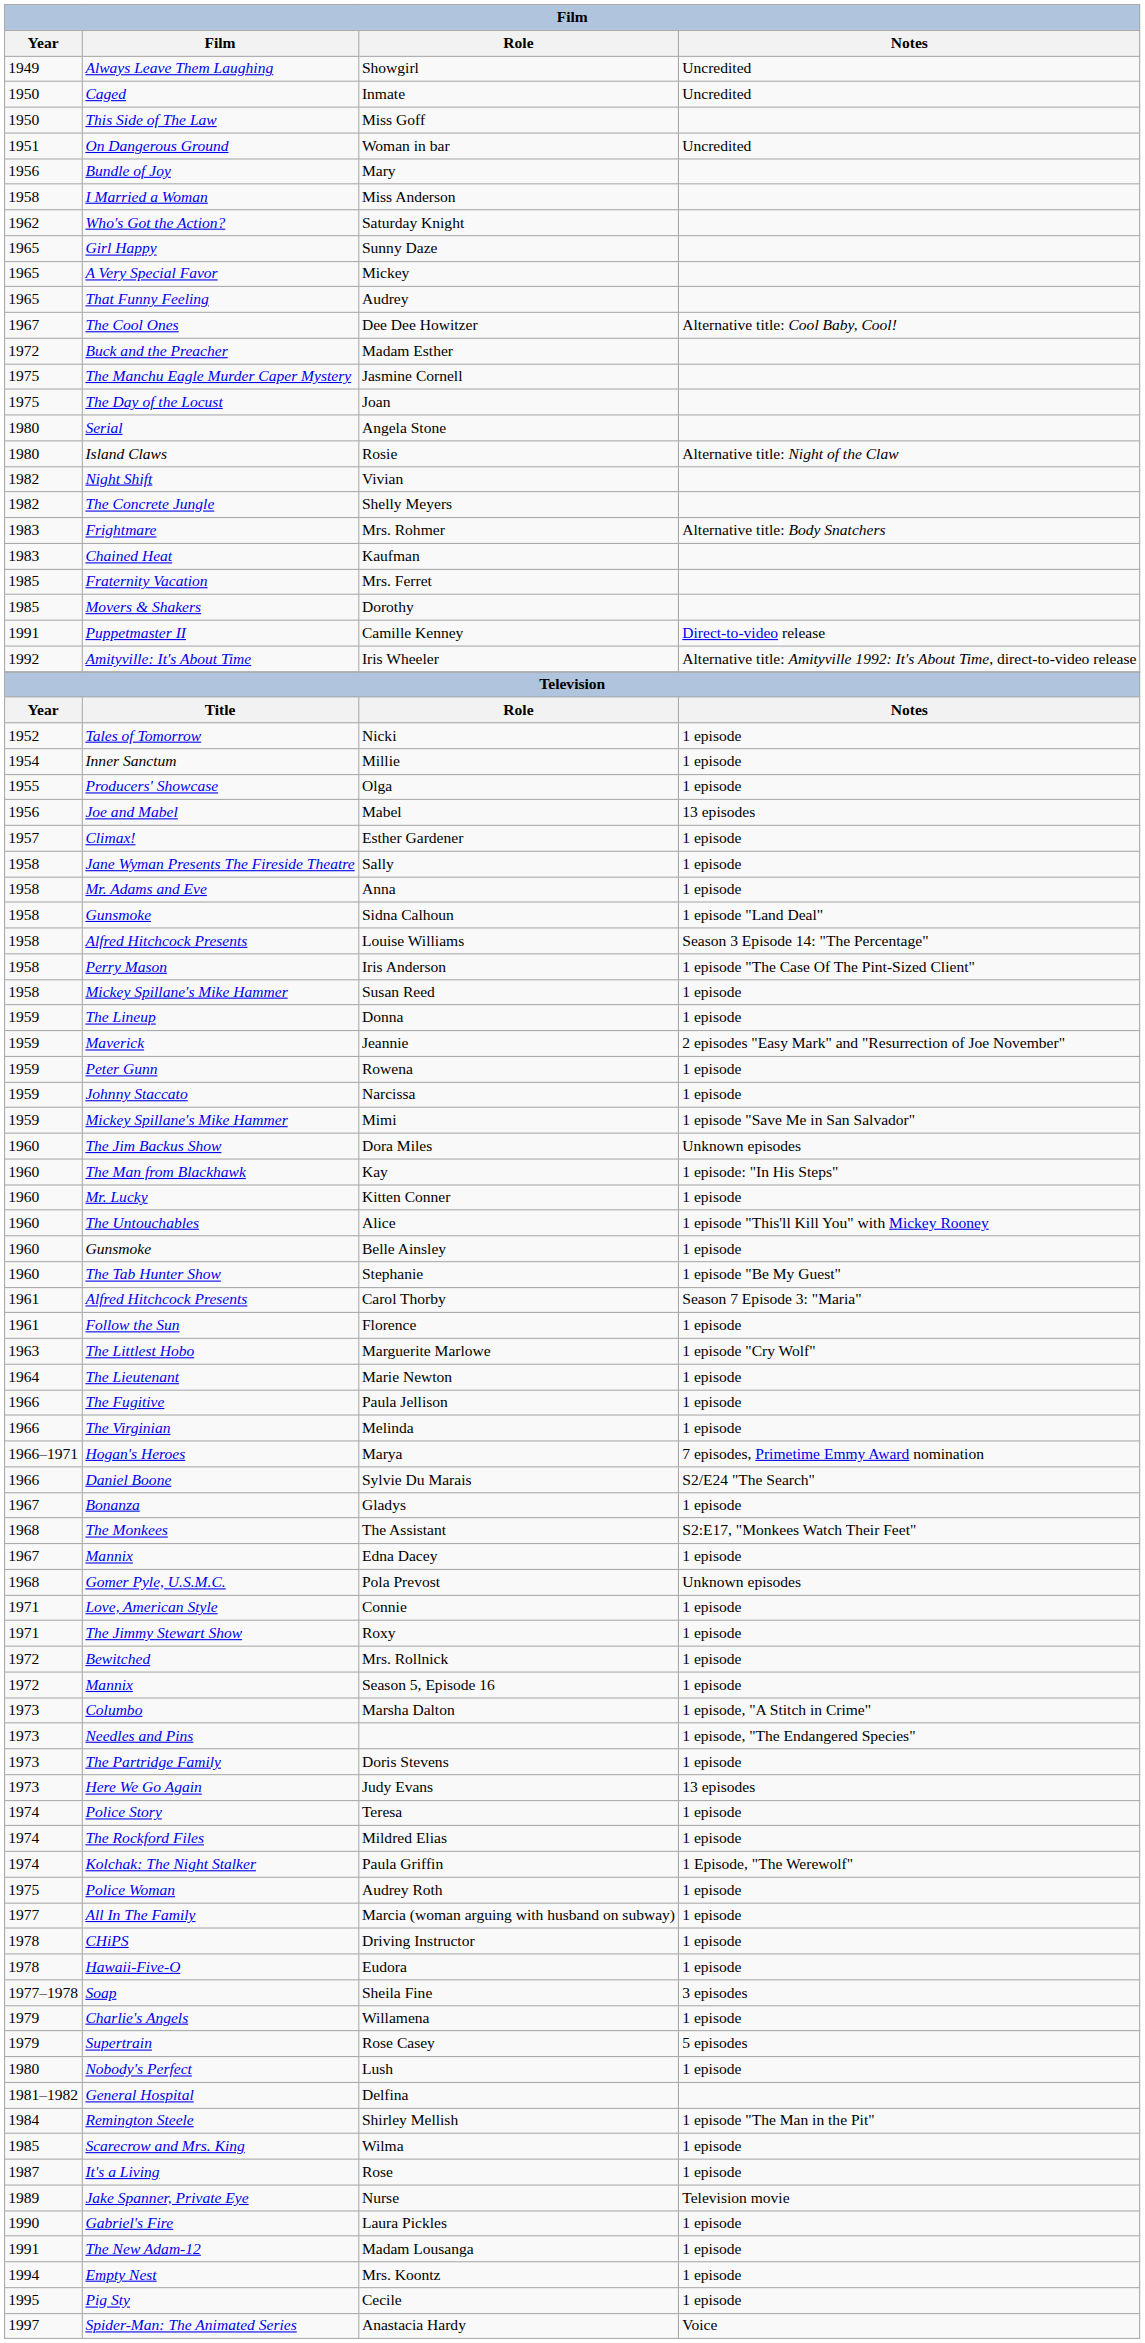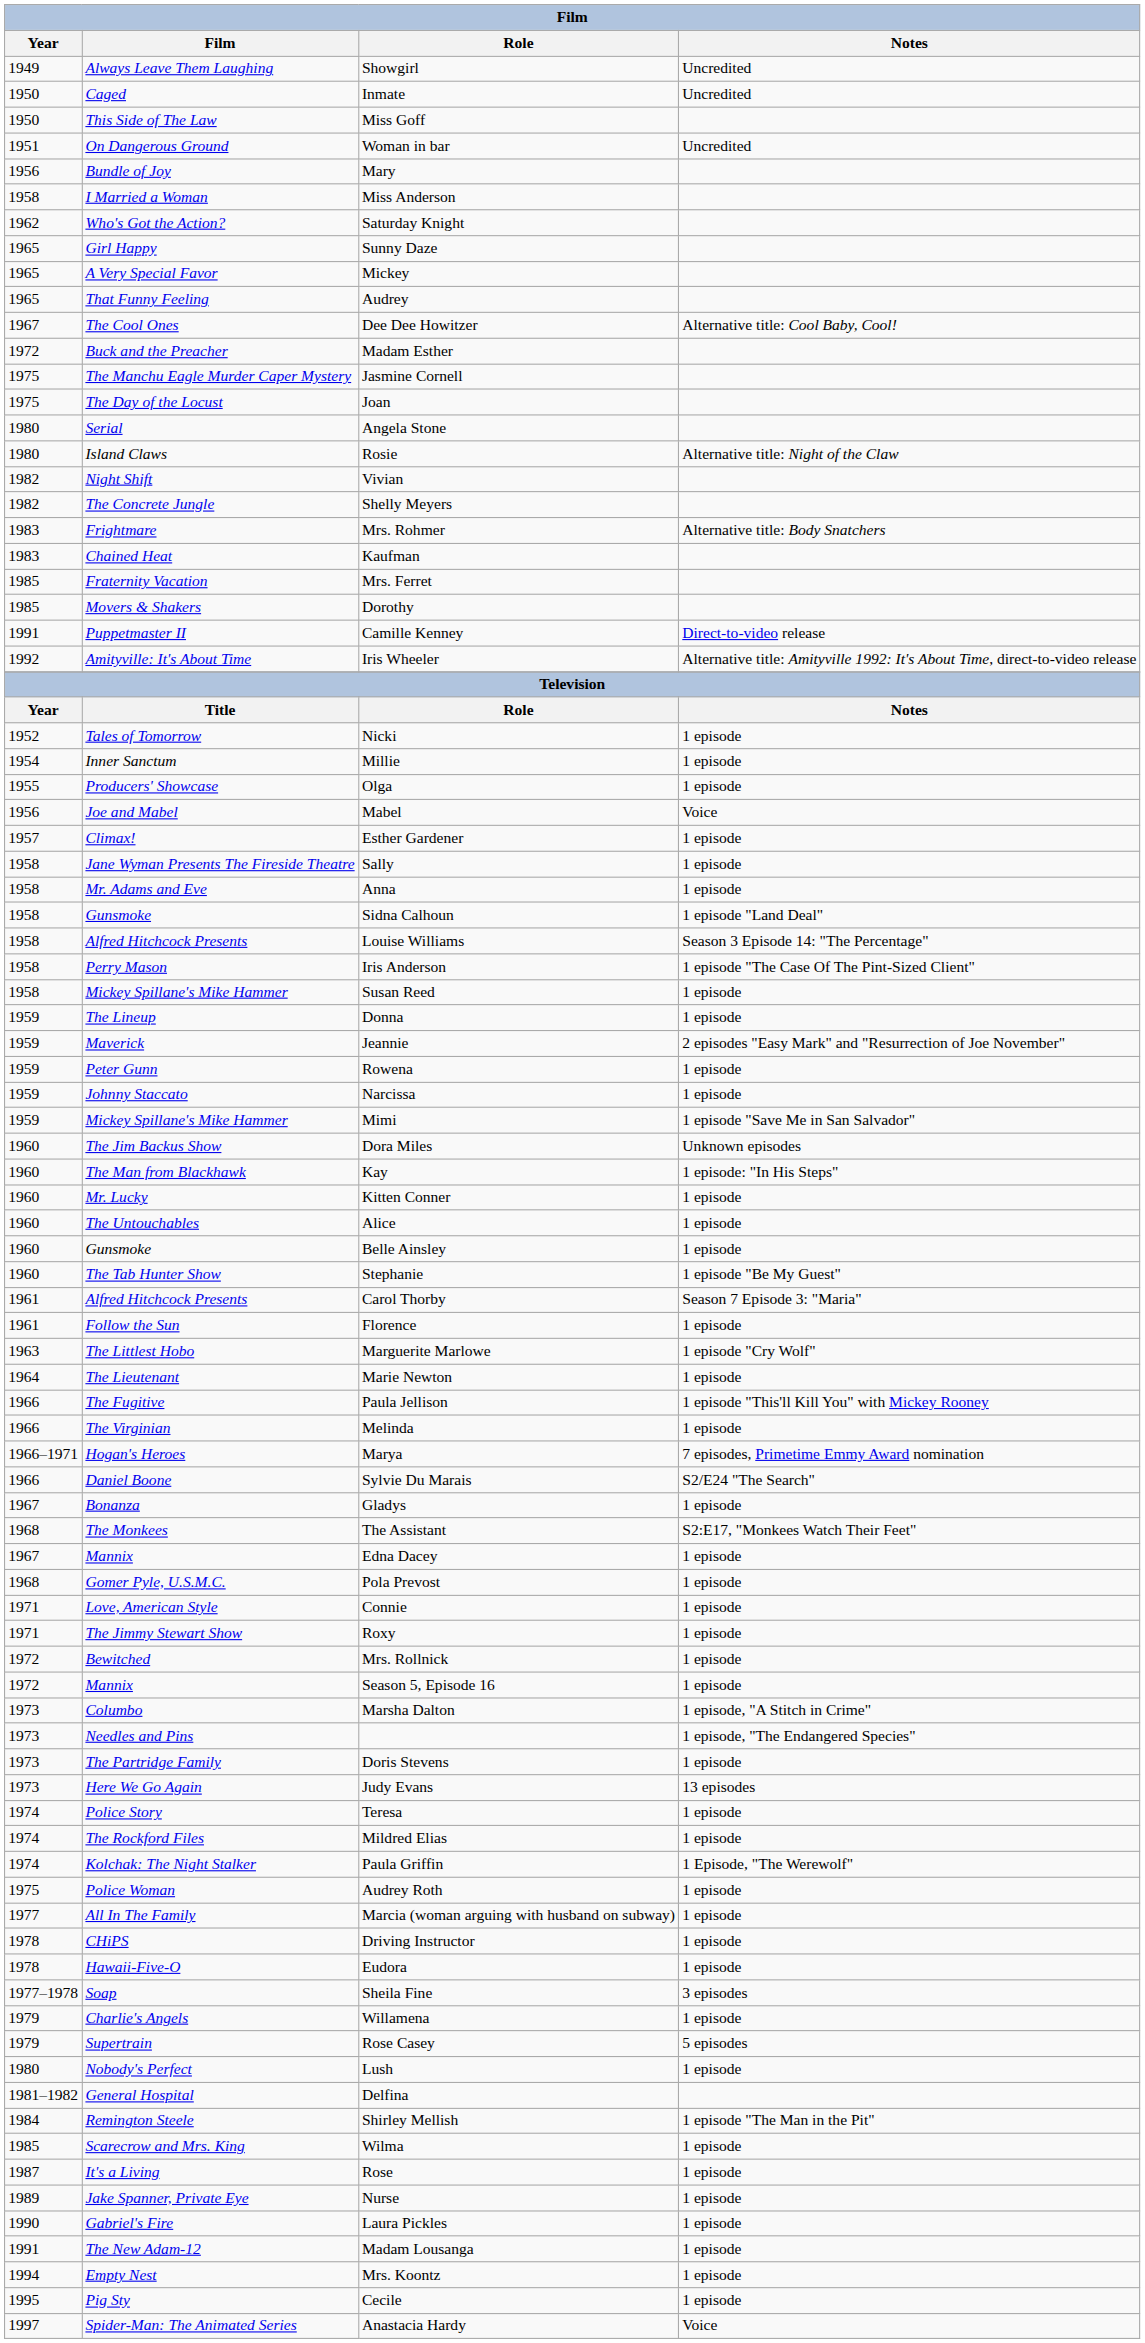(719, 812) 13 episodes -> (700, 812) Voice
(836, 1223) 1 episode "This'll Kill You" with Mickey Rooney -> (712, 1223) 1 episode
(712, 1402) 1 episode -> (836, 1402) 1 episode "This'll Kill You" with Mickey Rooney
(742, 1582) Unknown episodes -> (712, 1582) 1 episode
(736, 2197) Television movie -> (712, 2197) 1 episode
